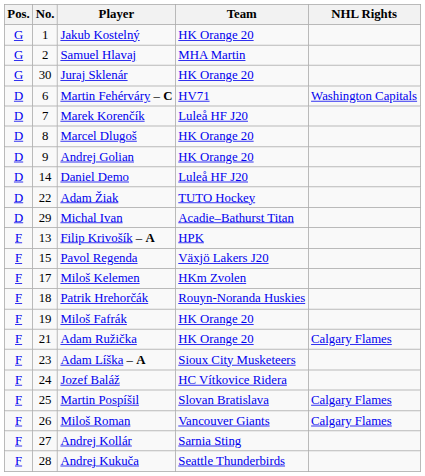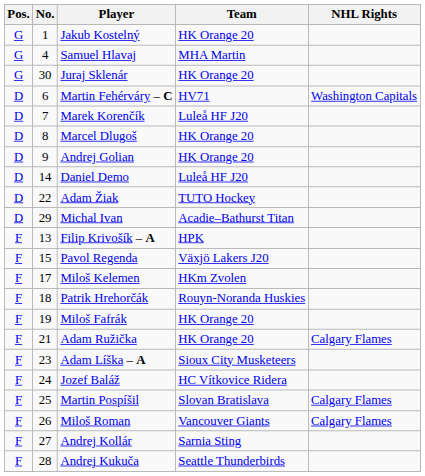(45, 55) 2 -> (45, 55) 4
